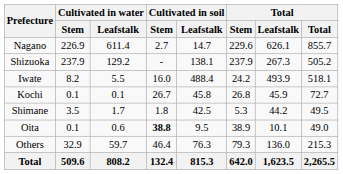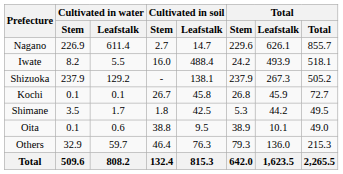rows swapped: (30, 78) <-> (30, 62)
(162, 128) bold -> (162, 128) normal
